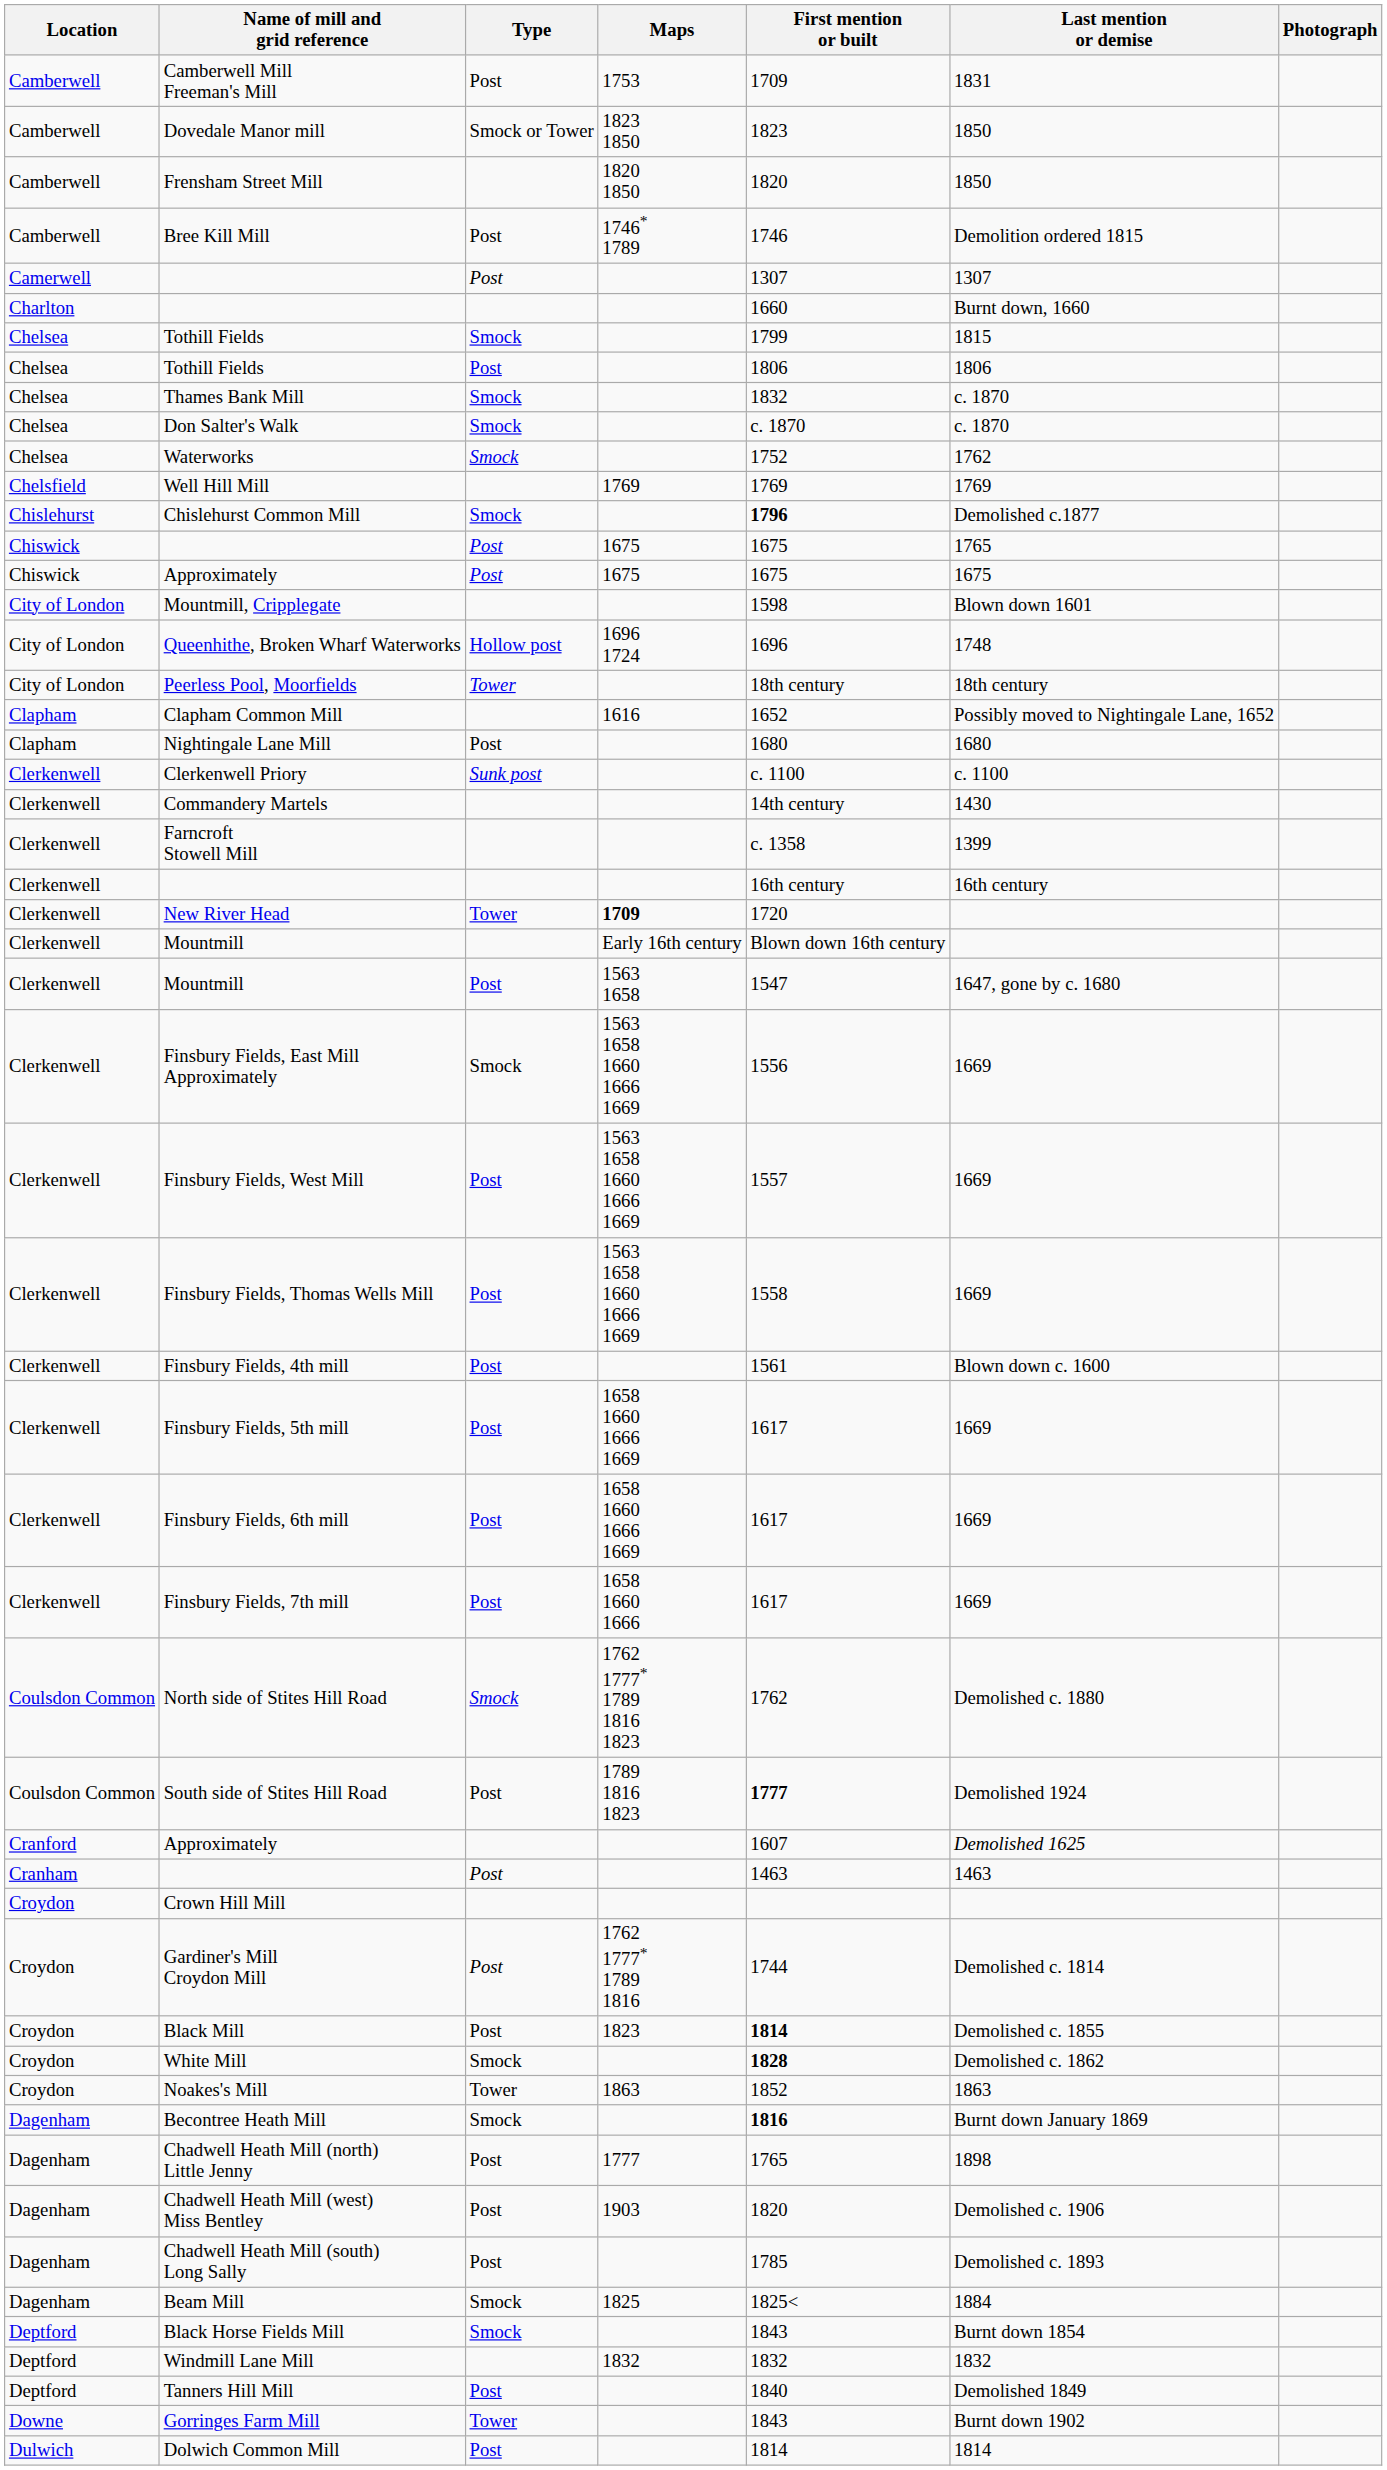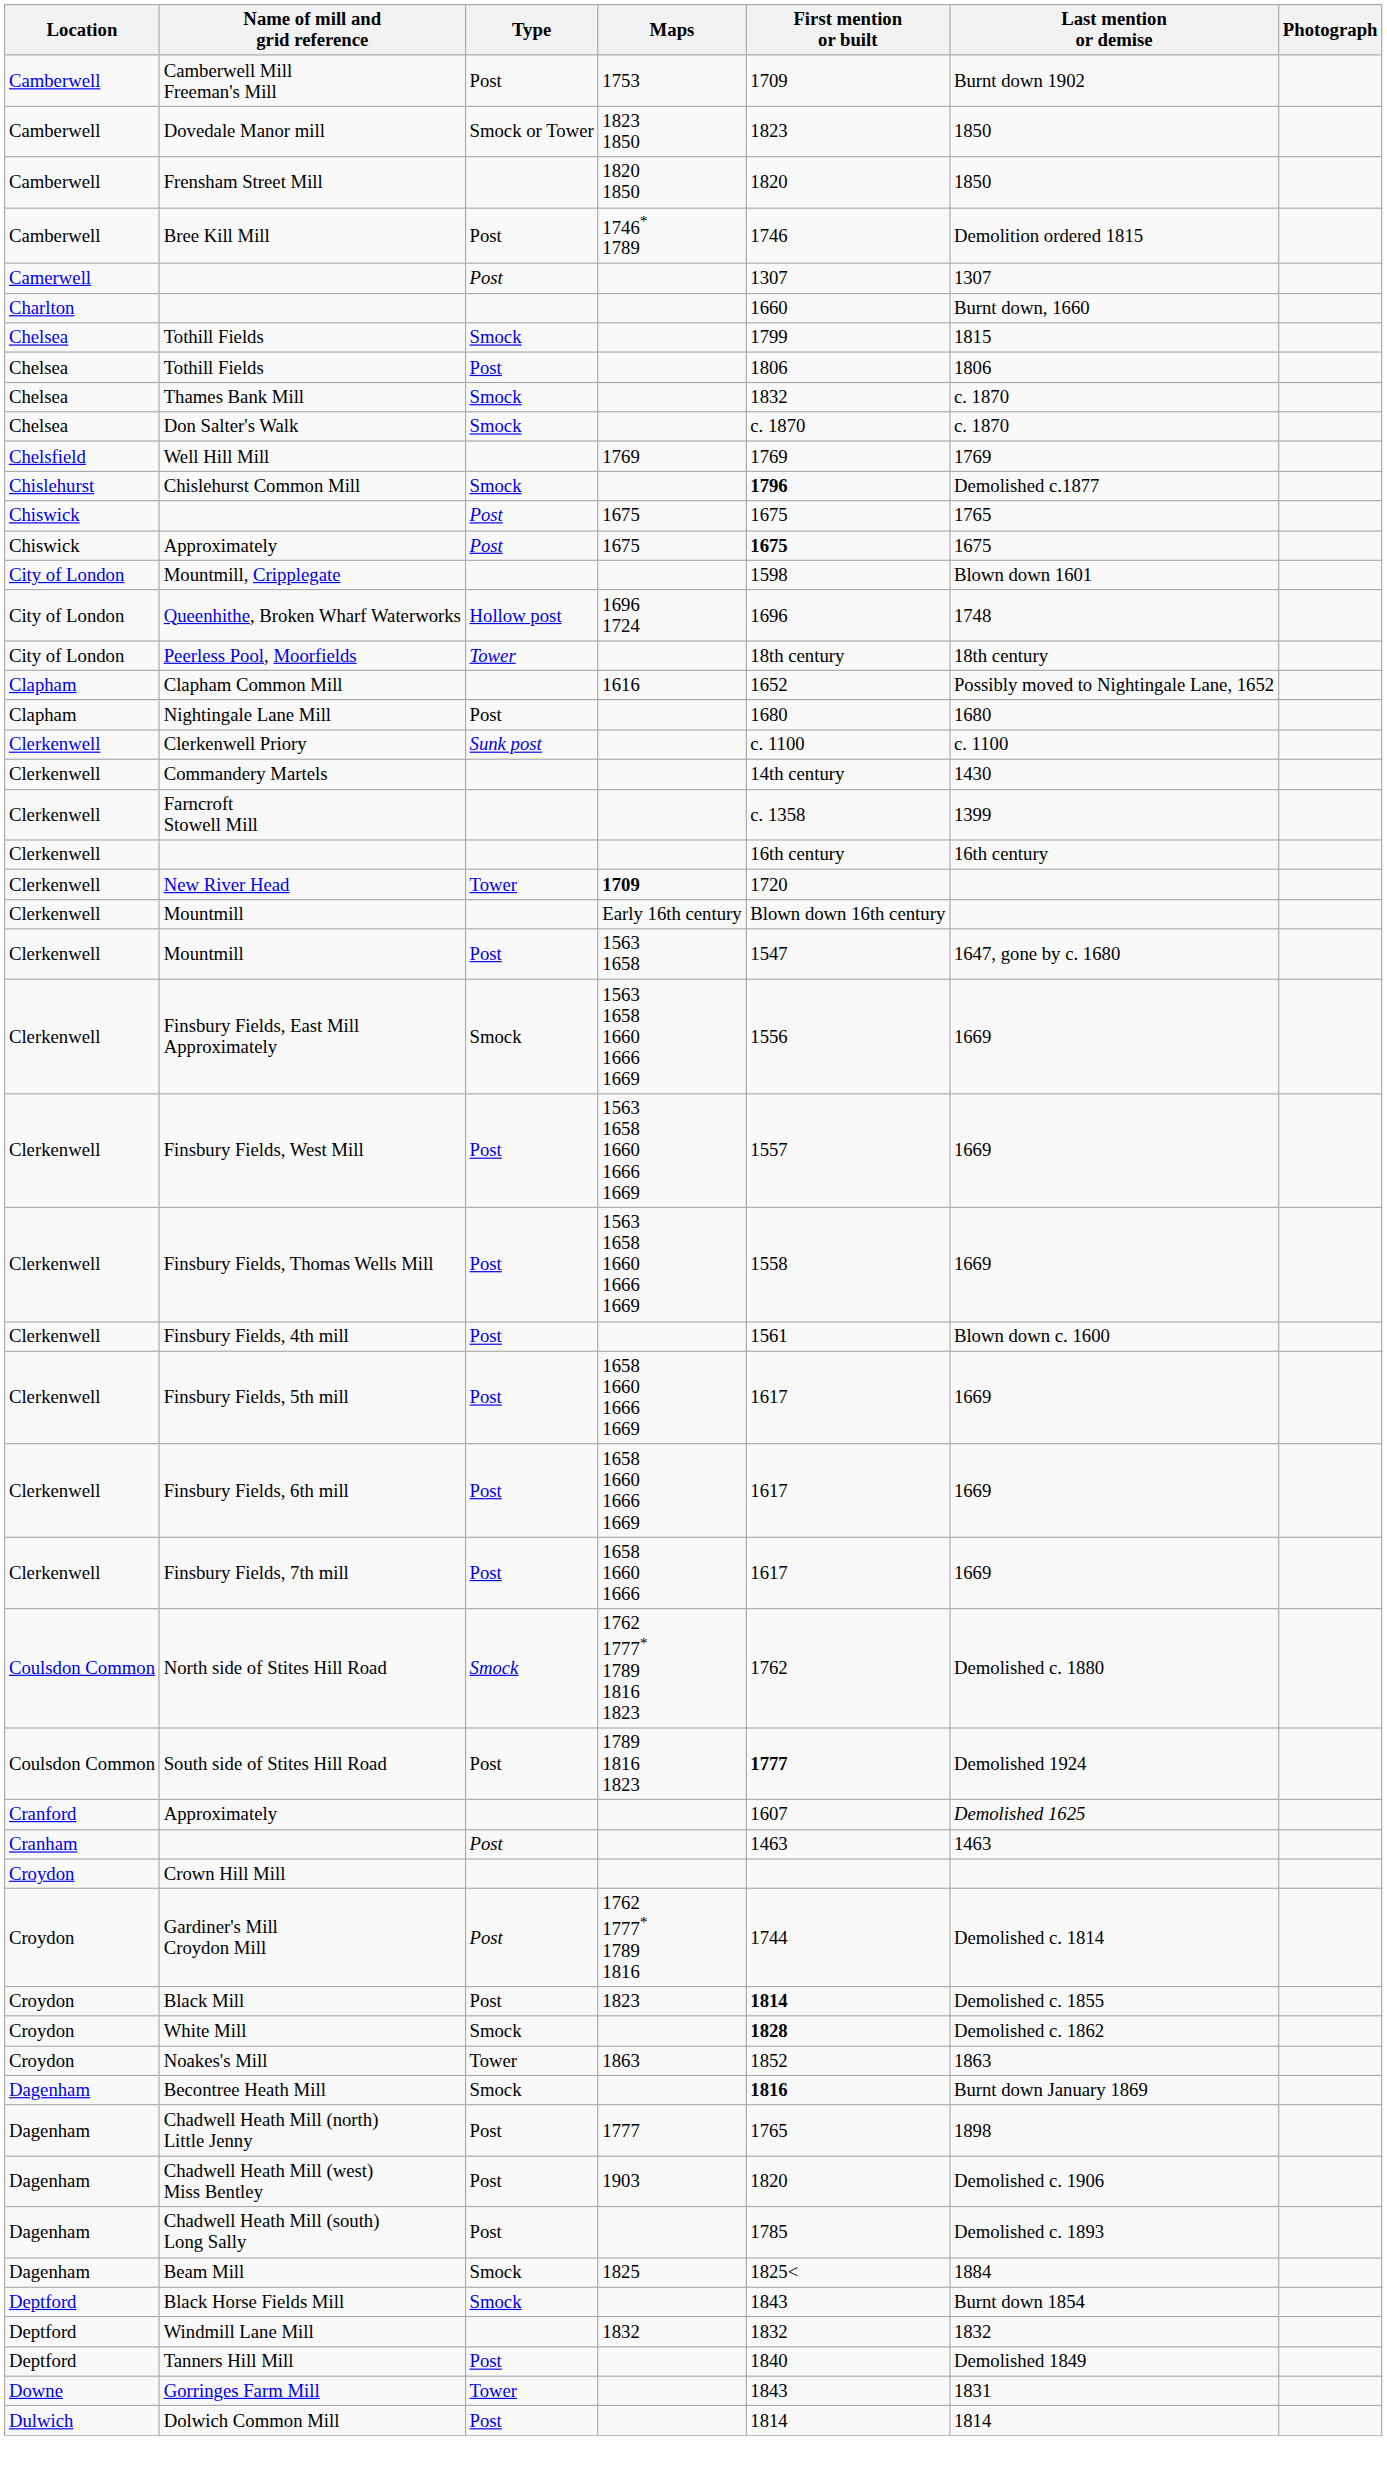(973, 80) 1831 -> (1019, 80) Burnt down 1902
- row: (39, 456)
(769, 575) normal -> (769, 545) bold
(1019, 2420) Burnt down 1902 -> (973, 2391) 1831
